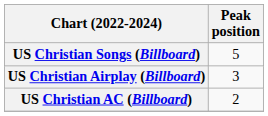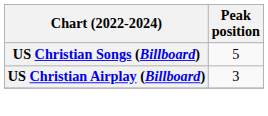- row: (106, 99)
